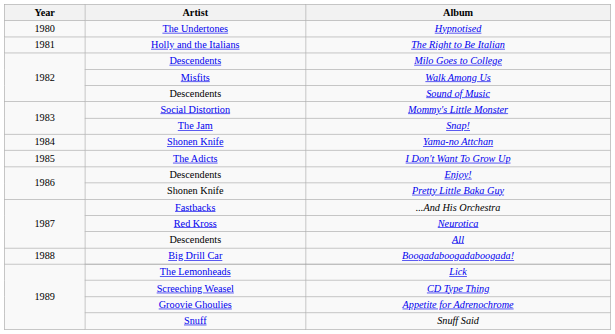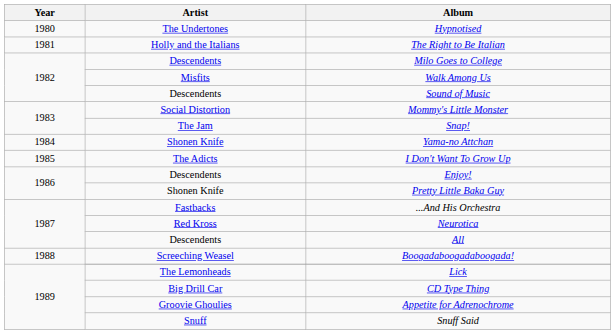(195, 256) Big Drill Car -> (195, 256) Screeching Weasel
(195, 288) Screeching Weasel -> (195, 288) Big Drill Car
